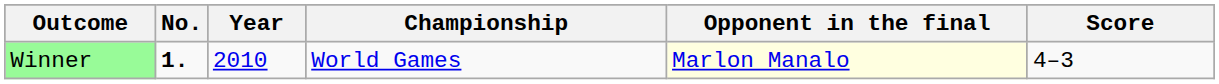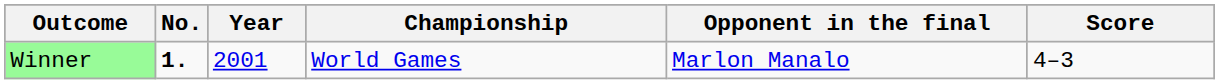(240, 60) 2010 -> (240, 60) 2001
(761, 60) lightyellow background -> (761, 60) no background
